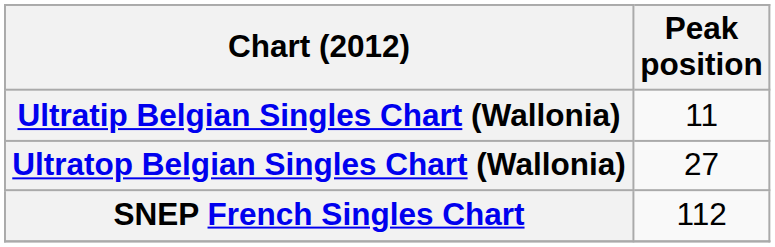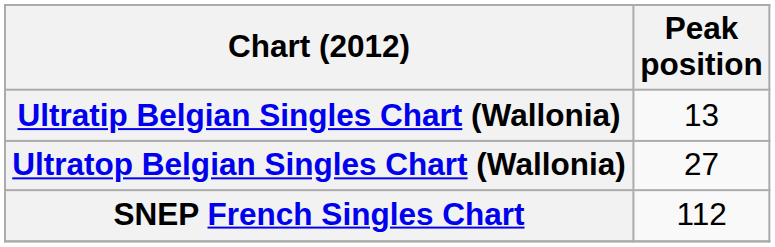(702, 114) 11 -> (702, 114) 13
